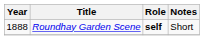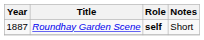(17, 27) 1888 -> (17, 27) 1887
